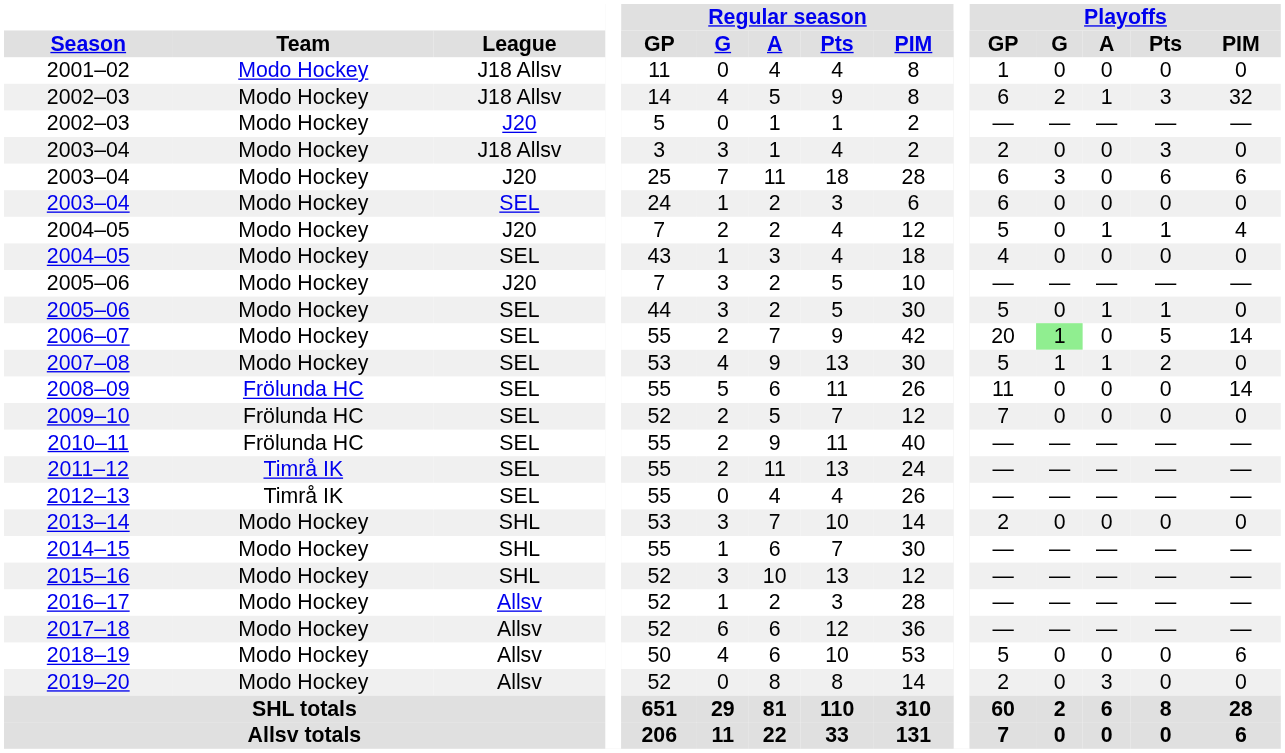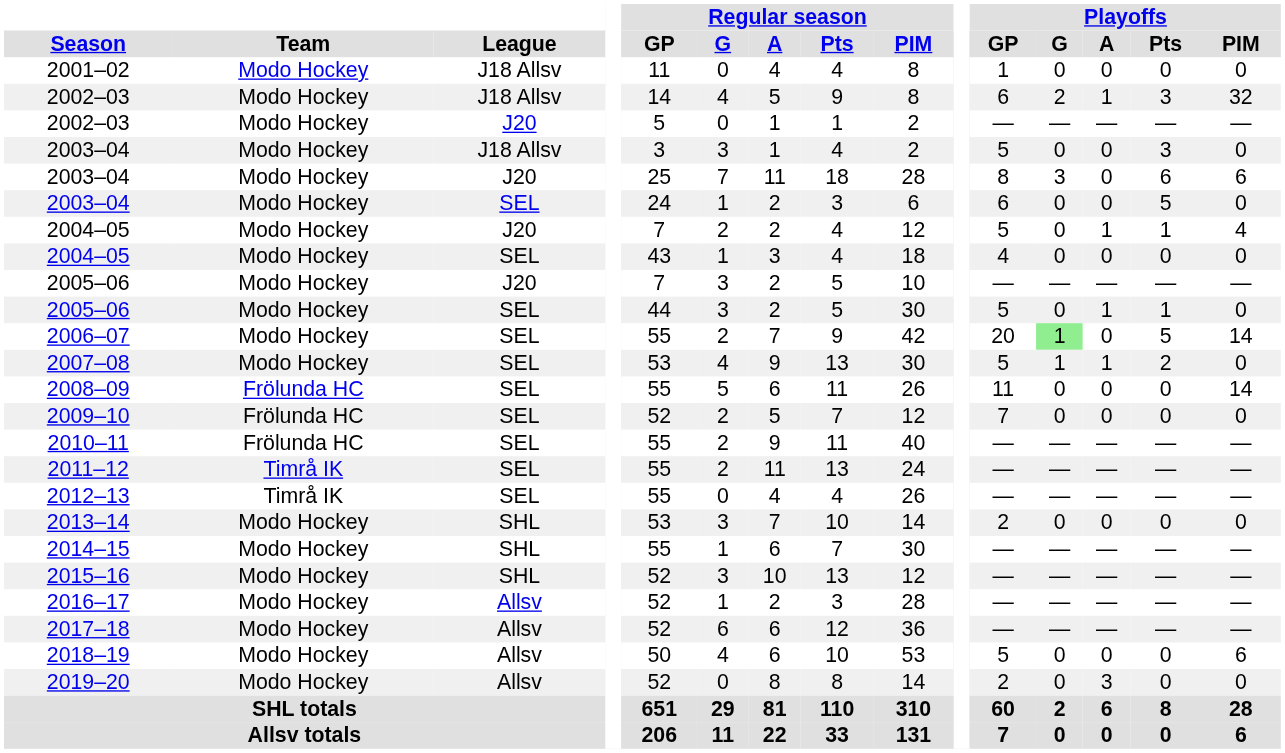(1003, 150) 2 -> (1003, 150) 5
(1003, 176) 6 -> (1003, 176) 8
(1166, 203) 0 -> (1166, 203) 5
